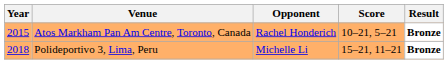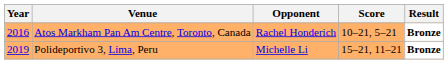(18, 32) 2015 -> (18, 32) 2016
(18, 50) 2018 -> (18, 50) 2019
